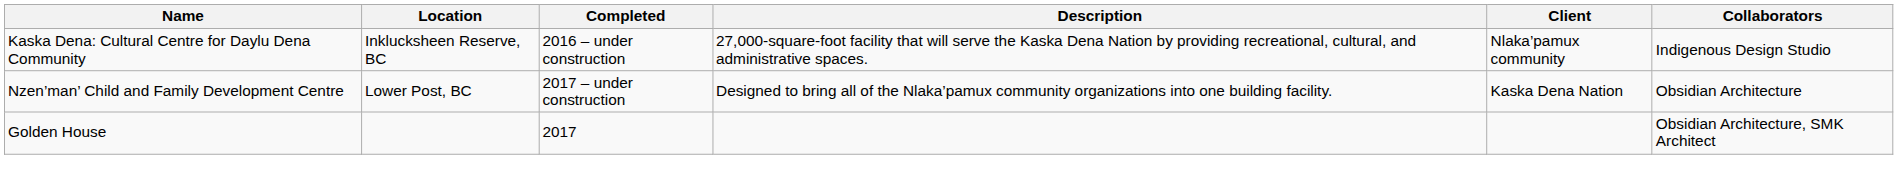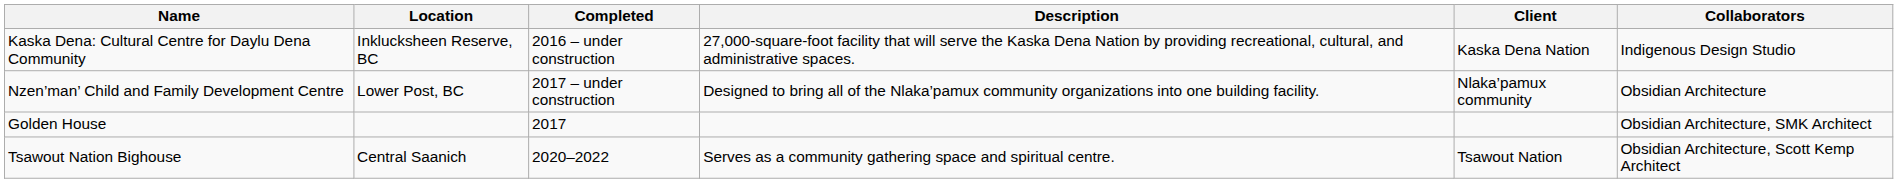(1535, 49) Nlaka’pamux community -> (1523, 49) Kaska Dena Nation
(1557, 91) Kaska Dena Nation -> (1502, 91) Nlaka’pamux community
+ row: (95, 157)
